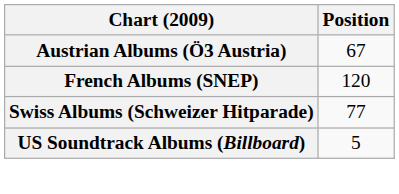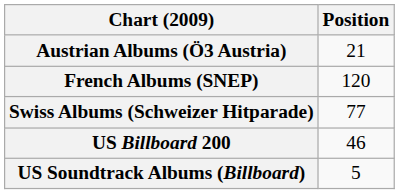(356, 50) 67 -> (356, 50) 21
+ row: (161, 142)
